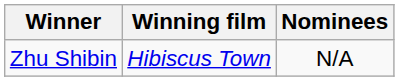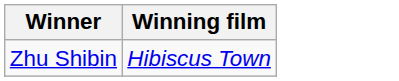- column: (335, 22)
